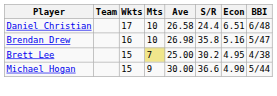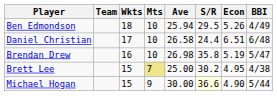+ row: (41, 26)
(234, 40) 5.16 -> (234, 55) 5.19
(208, 69) no background -> (208, 84) lightyellow background
